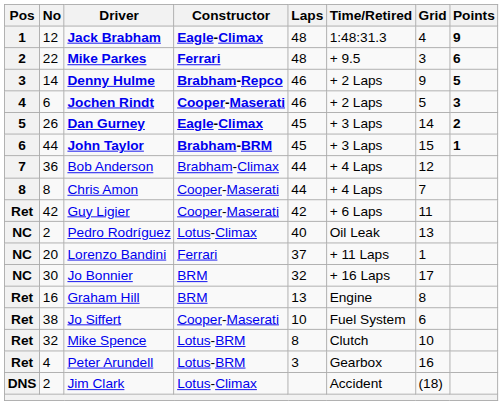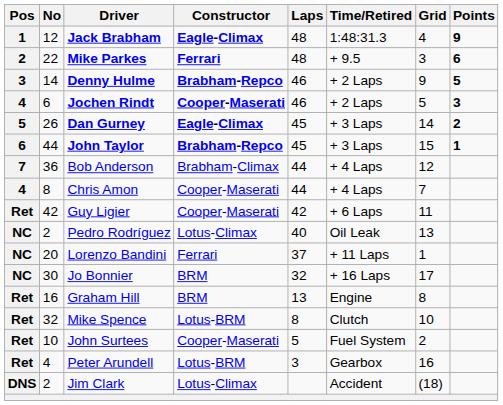(225, 145) Brabham-BRM -> (230, 145) Brabham-Repco
(22, 189) 8 -> (22, 189) 4
- row: (94, 319)
+ row: (108, 340)
